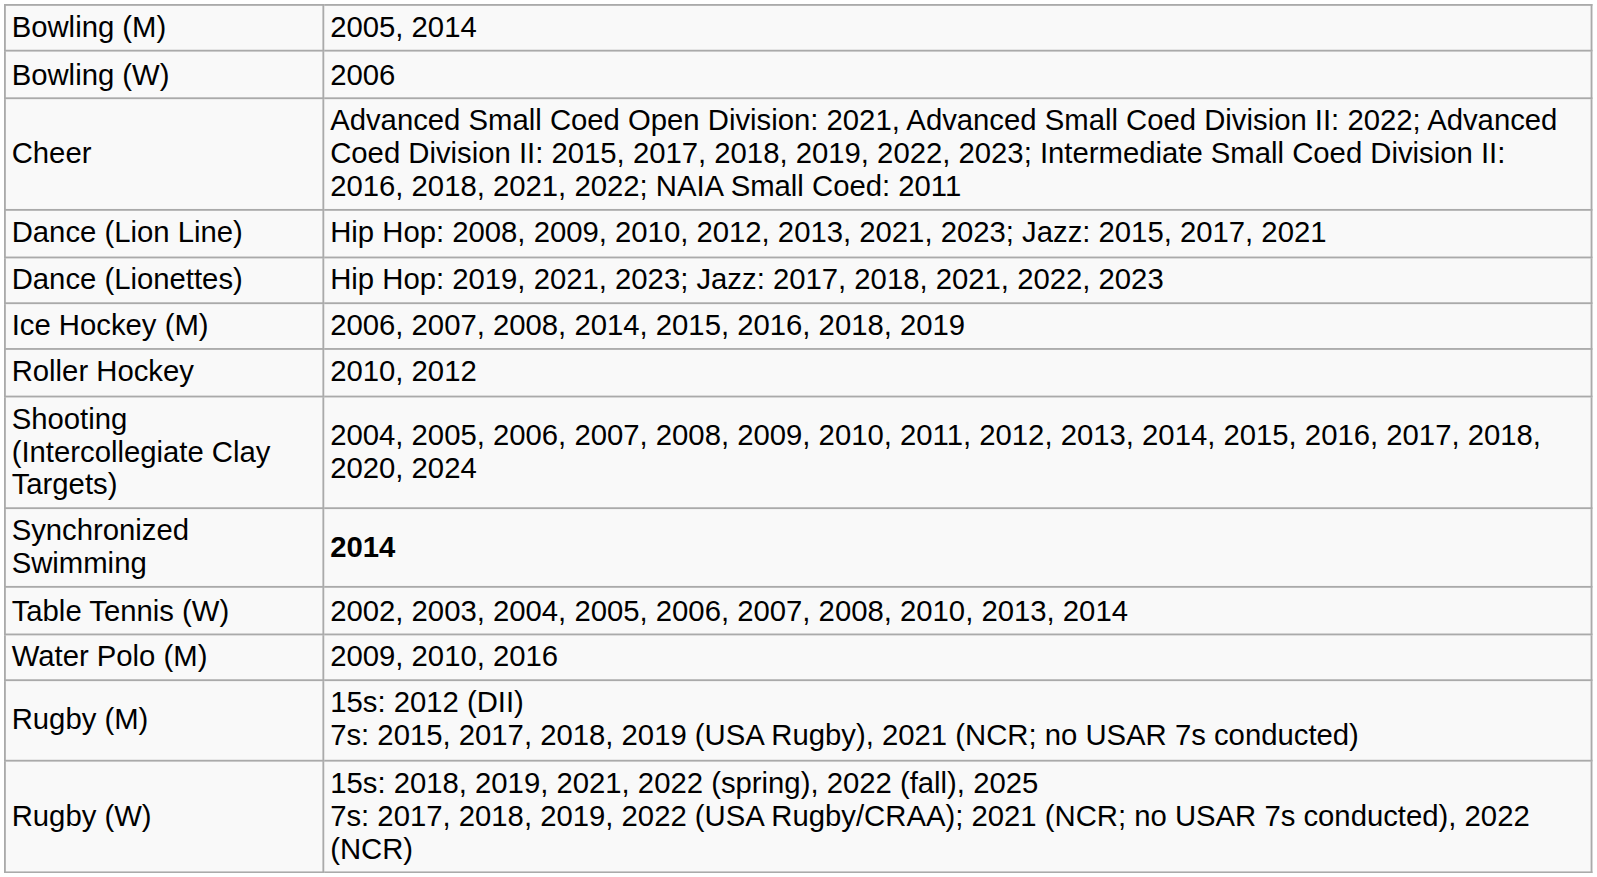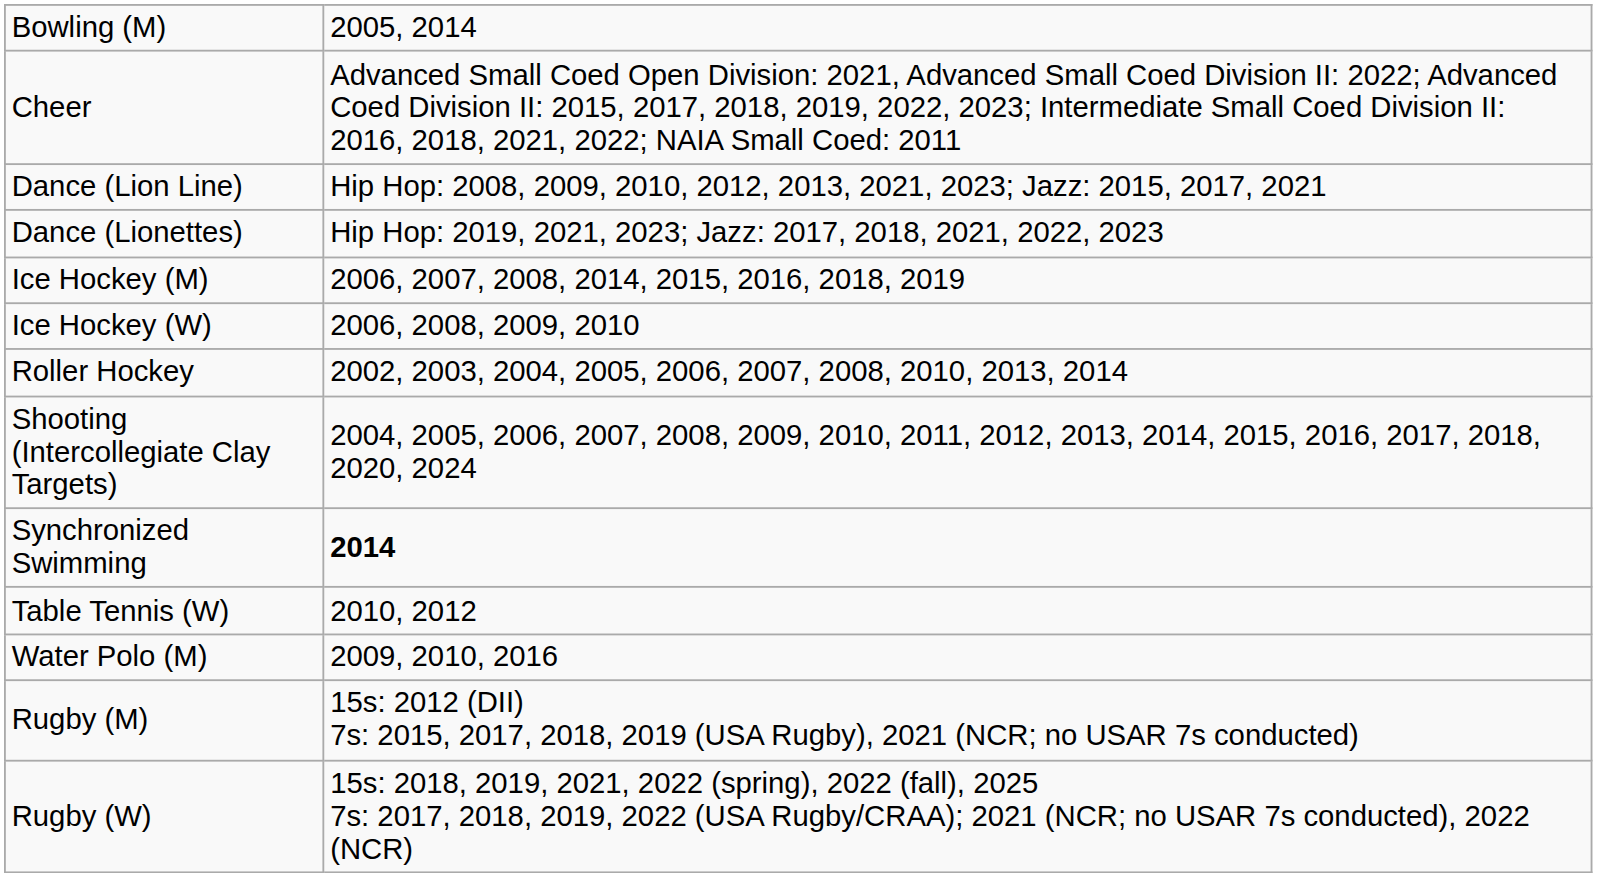- row: (91, 74)
+ row: (112, 325)
(403, 372) 2010, 2012 -> (729, 372) 2002, 2003, 2004, 2005, 2006, 2007, 2008, 2010, 2013, 2014
(729, 610) 2002, 2003, 2004, 2005, 2006, 2007, 2008, 2010, 2013, 2014 -> (403, 610) 2010, 2012
